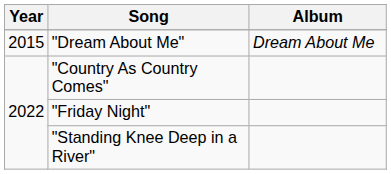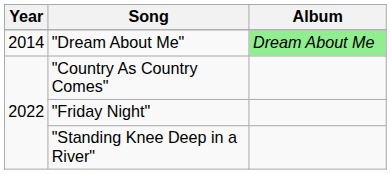(26, 42) 2015 -> (26, 42) 2014
(314, 42) no background -> (314, 42) lightgreen background
